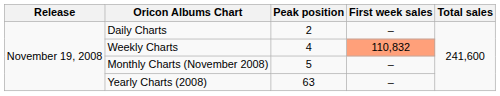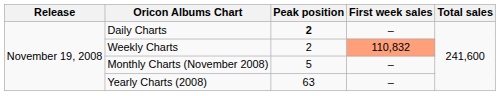(309, 30) normal -> (309, 30) bold
(309, 47) 4 -> (309, 47) 2
